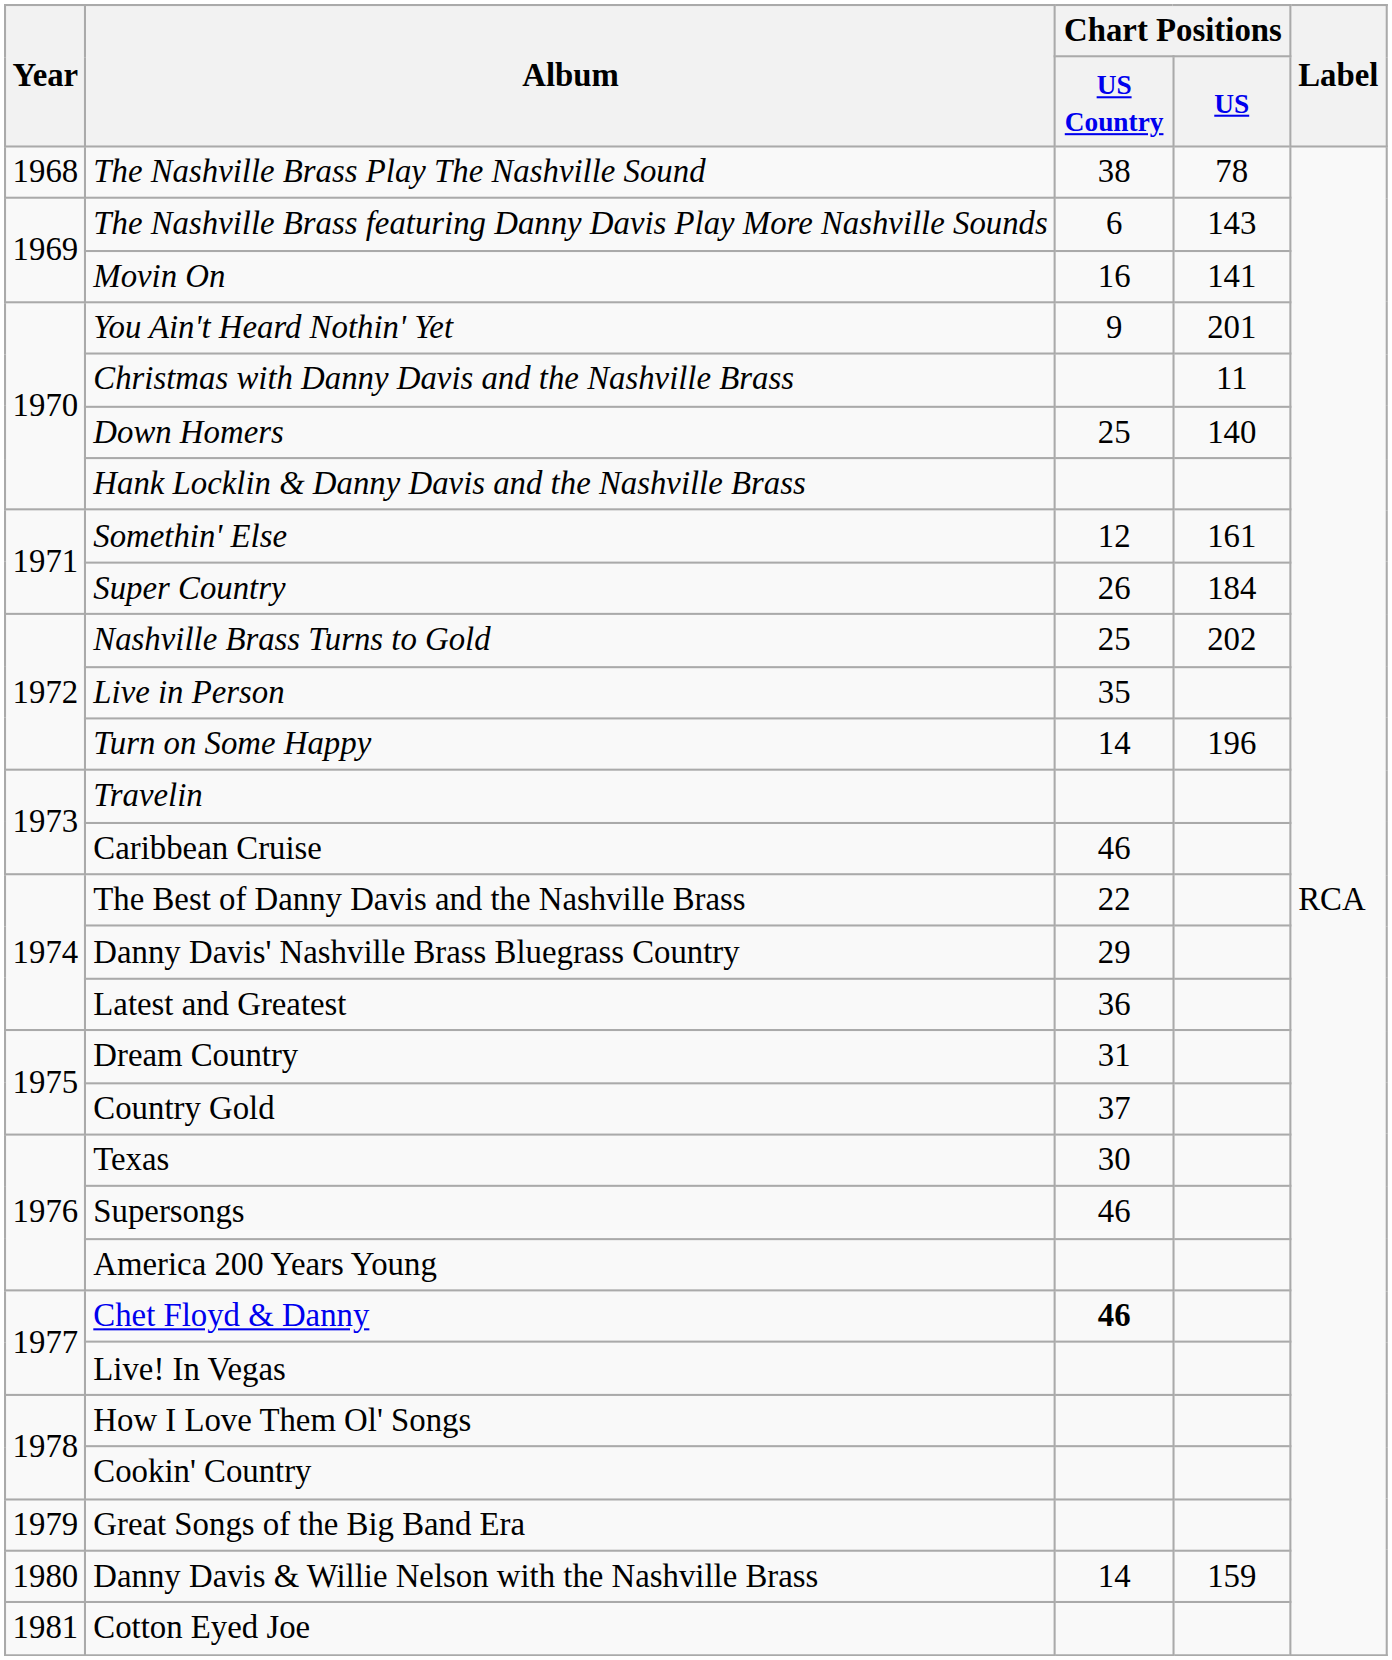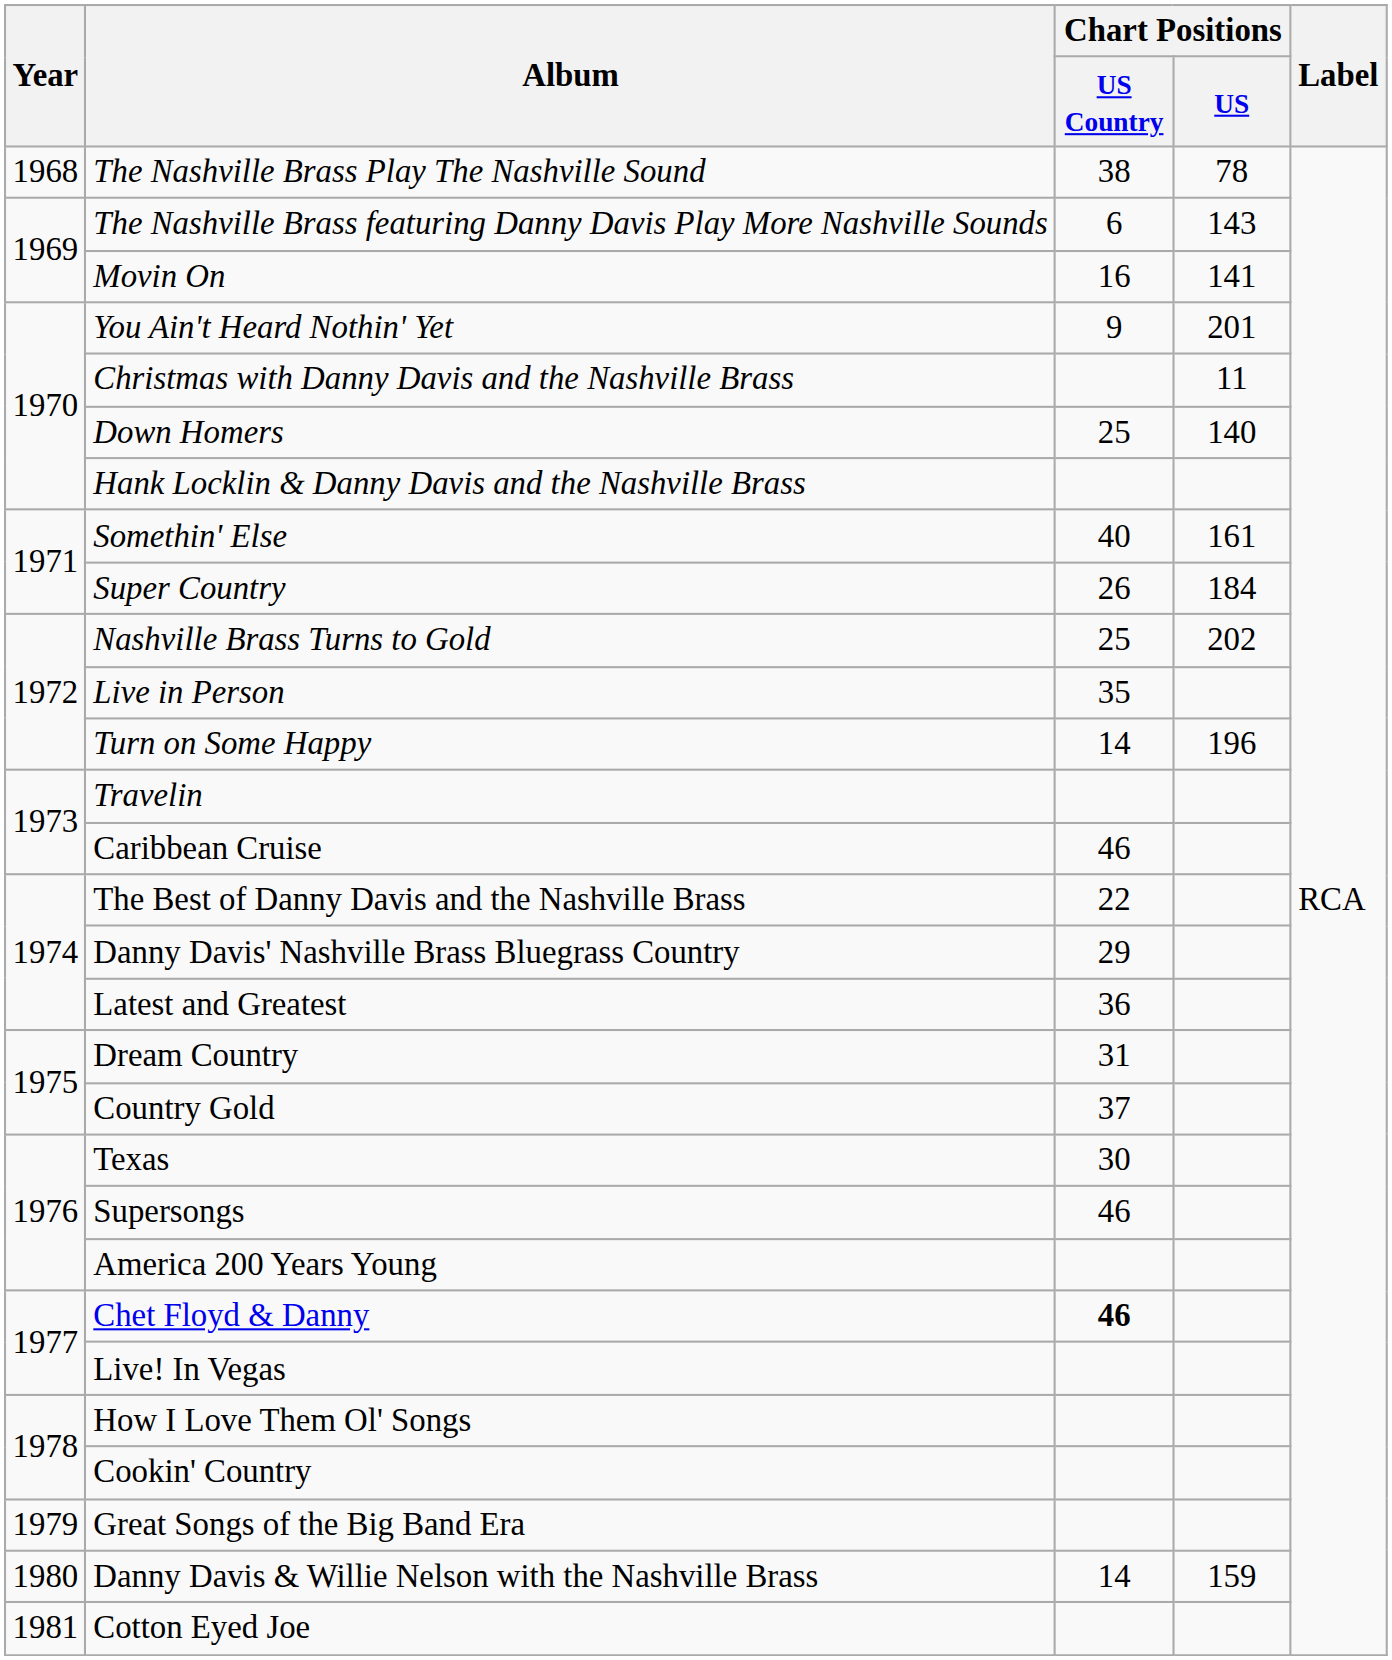(1114, 535) 12 -> (1114, 535) 40
